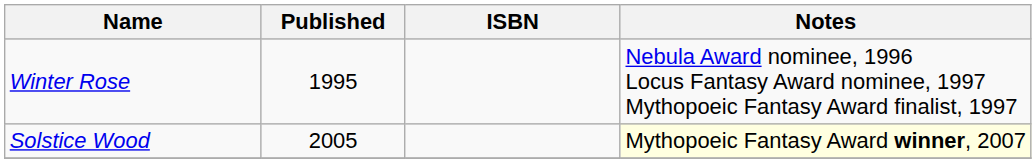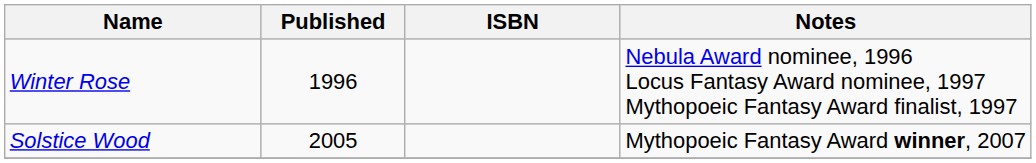(333, 81) 1995 -> (333, 81) 1996
(826, 140) lightyellow background -> (826, 140) no background
